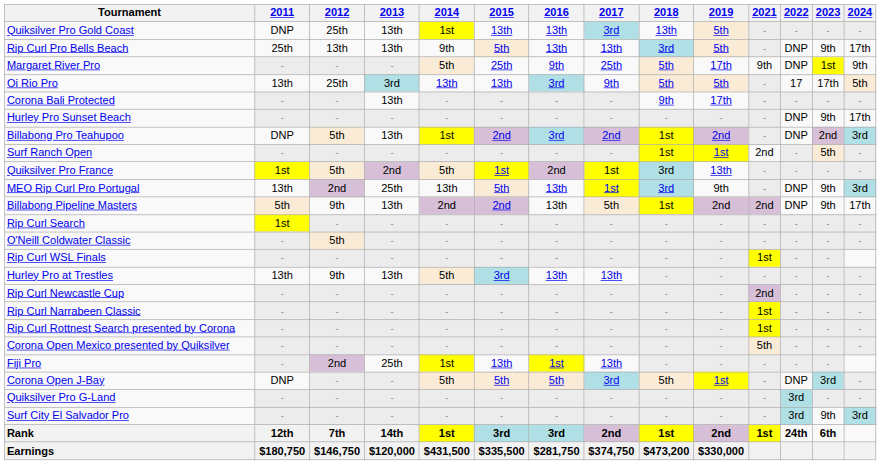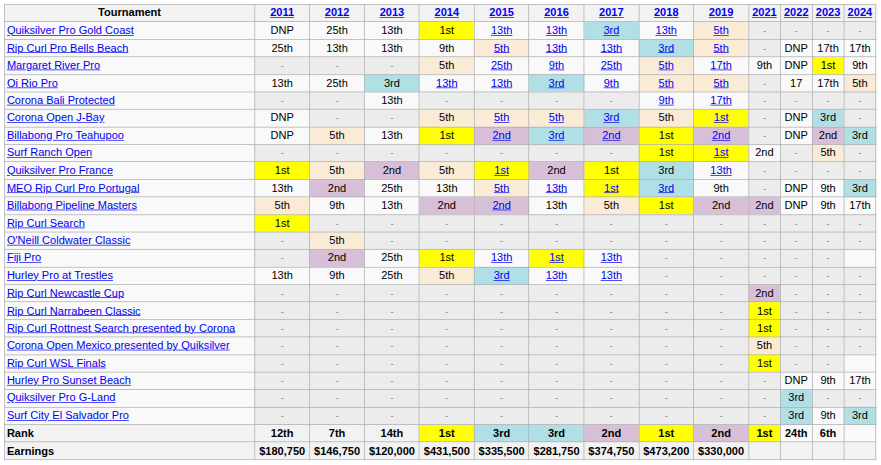(828, 48) 9th -> (828, 48) 17th
rows swapped: (56, 380) <-> (69, 118)
rows swapped: (24, 363) <-> (56, 258)
(392, 275) 13th -> (392, 275) 25th
